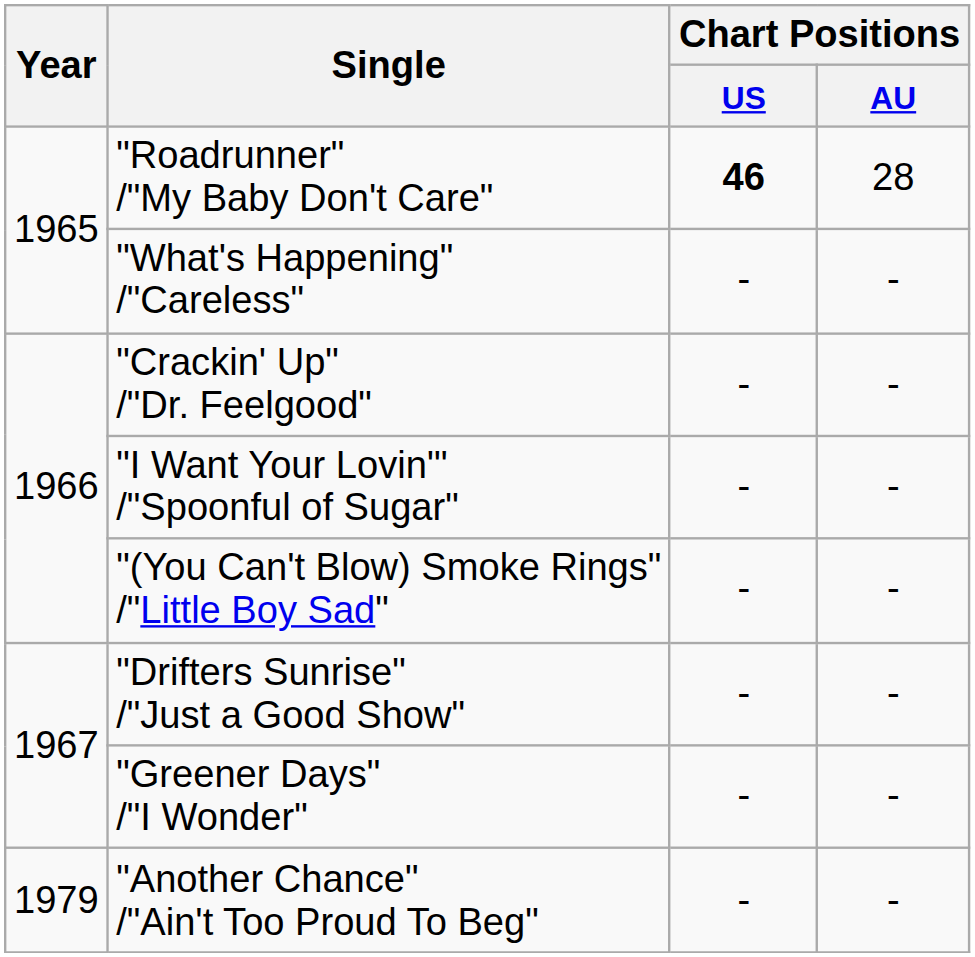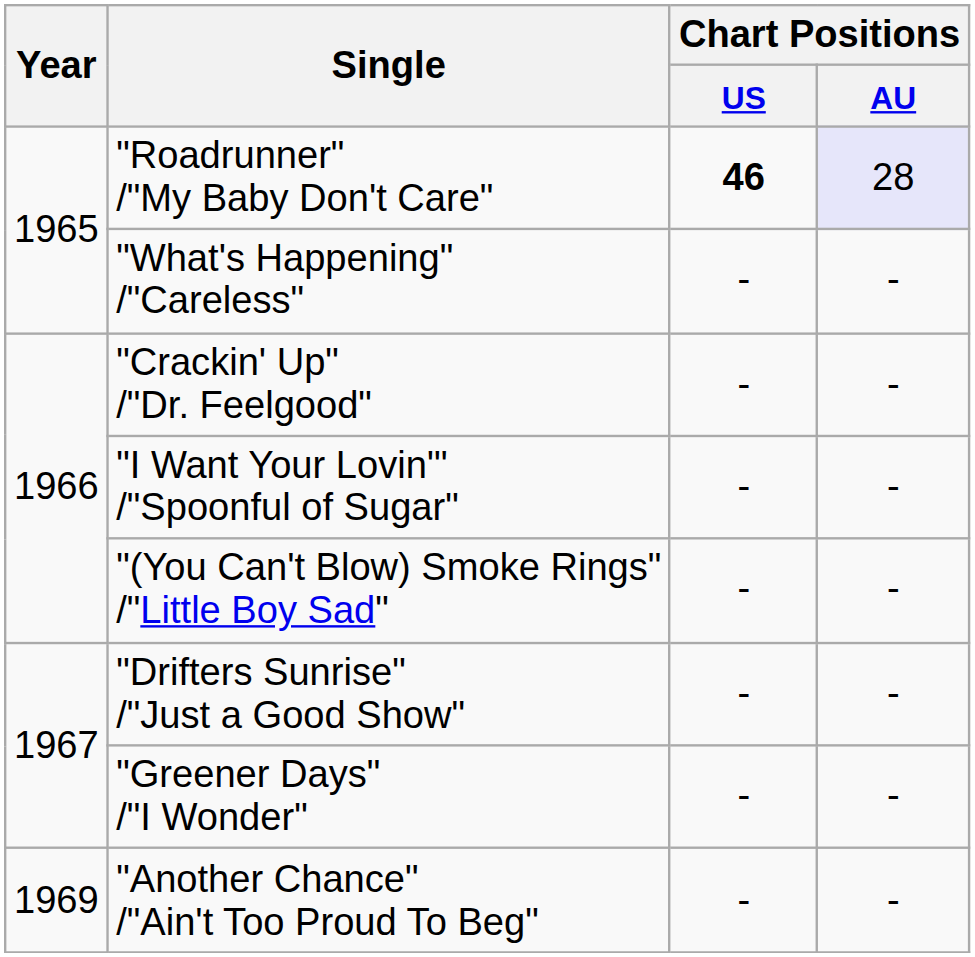(893, 176) no background -> (893, 176) lavender background
(56, 899) 1979 -> (56, 899) 1969
